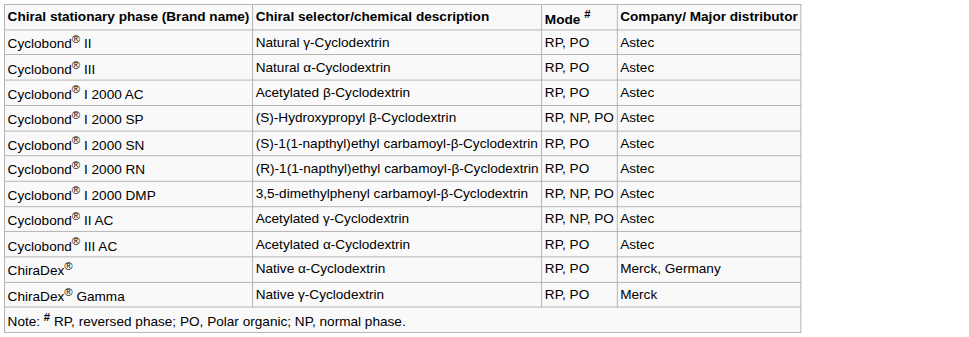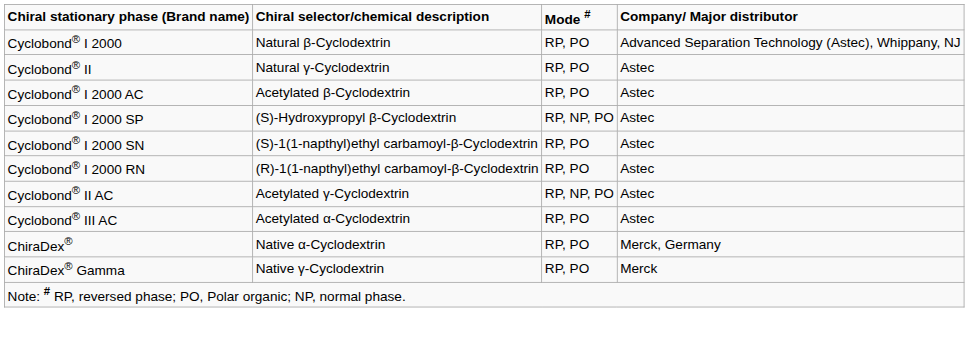+ row: (65, 42)
- row: (51, 67)
- row: (82, 193)
